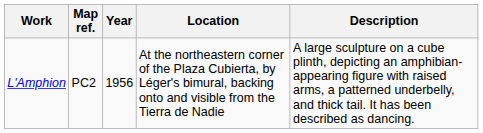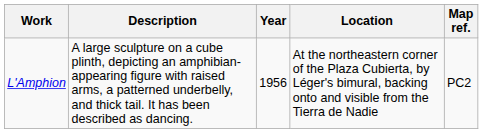columns swapped: (384, 21) <-> (86, 21)
